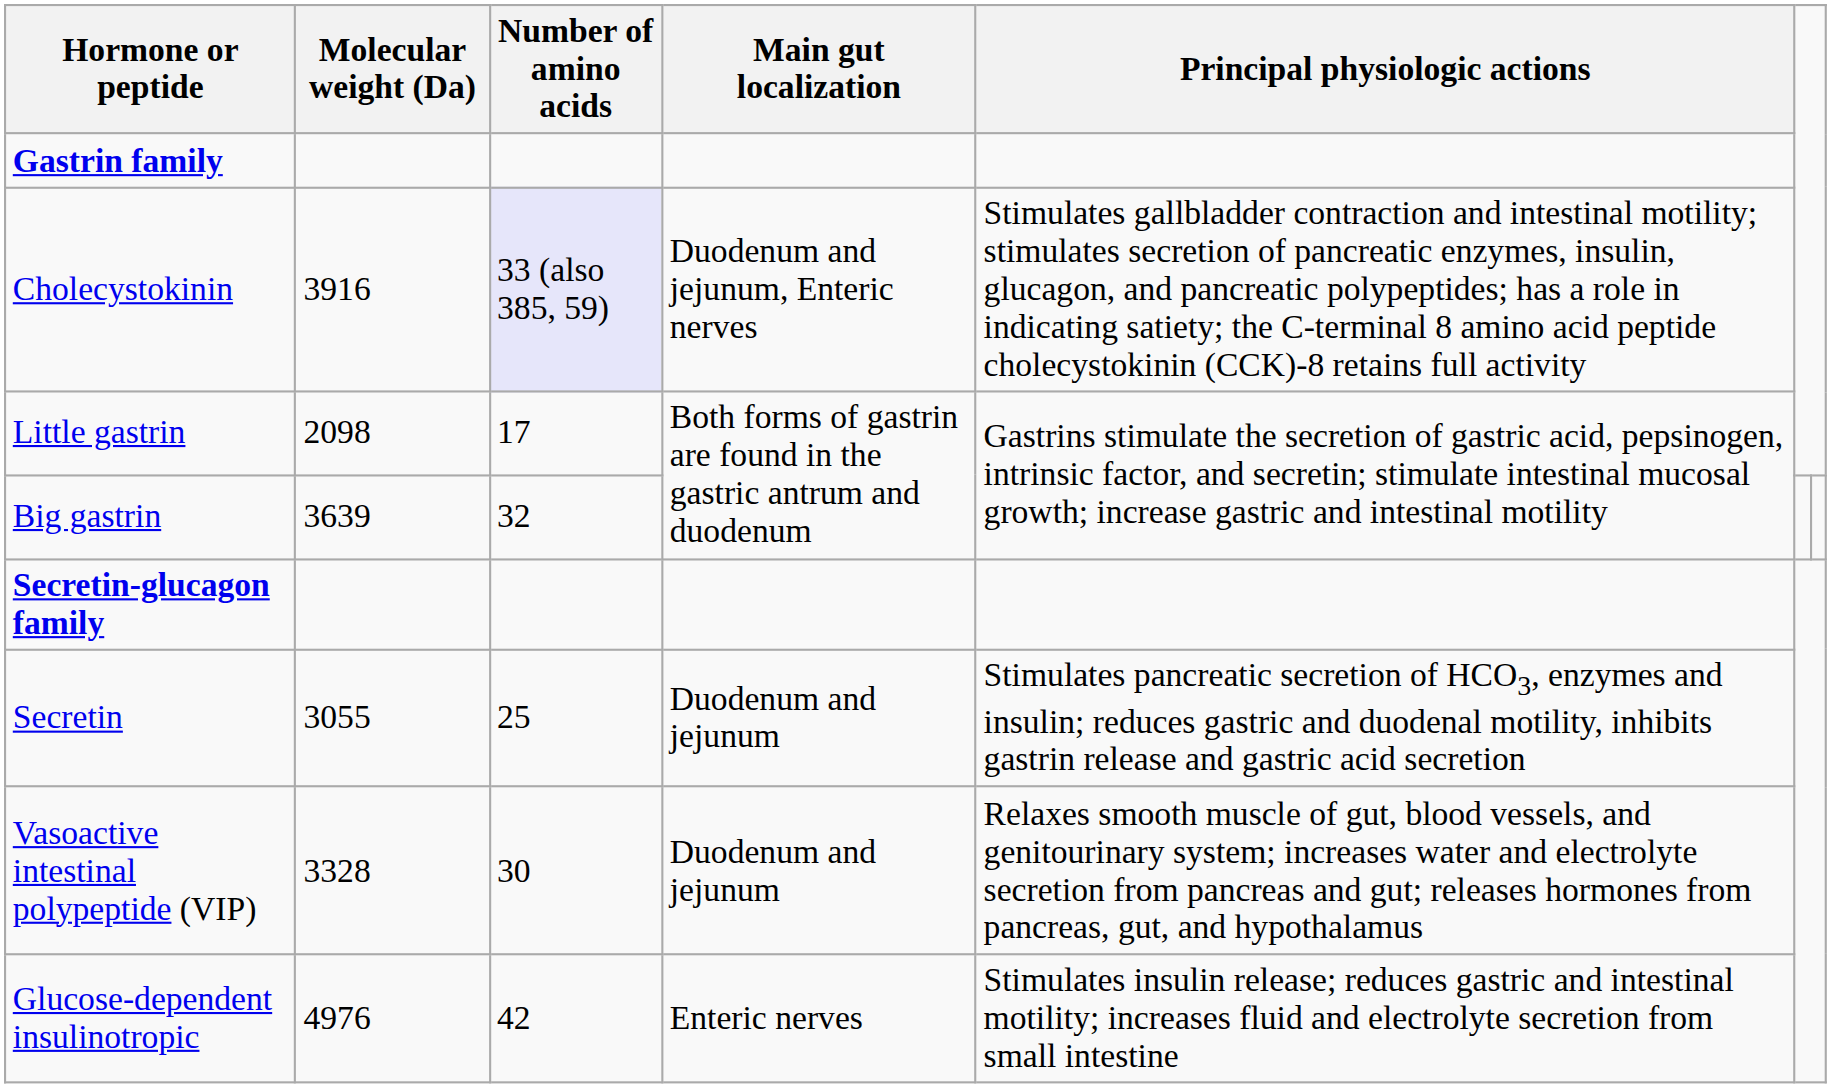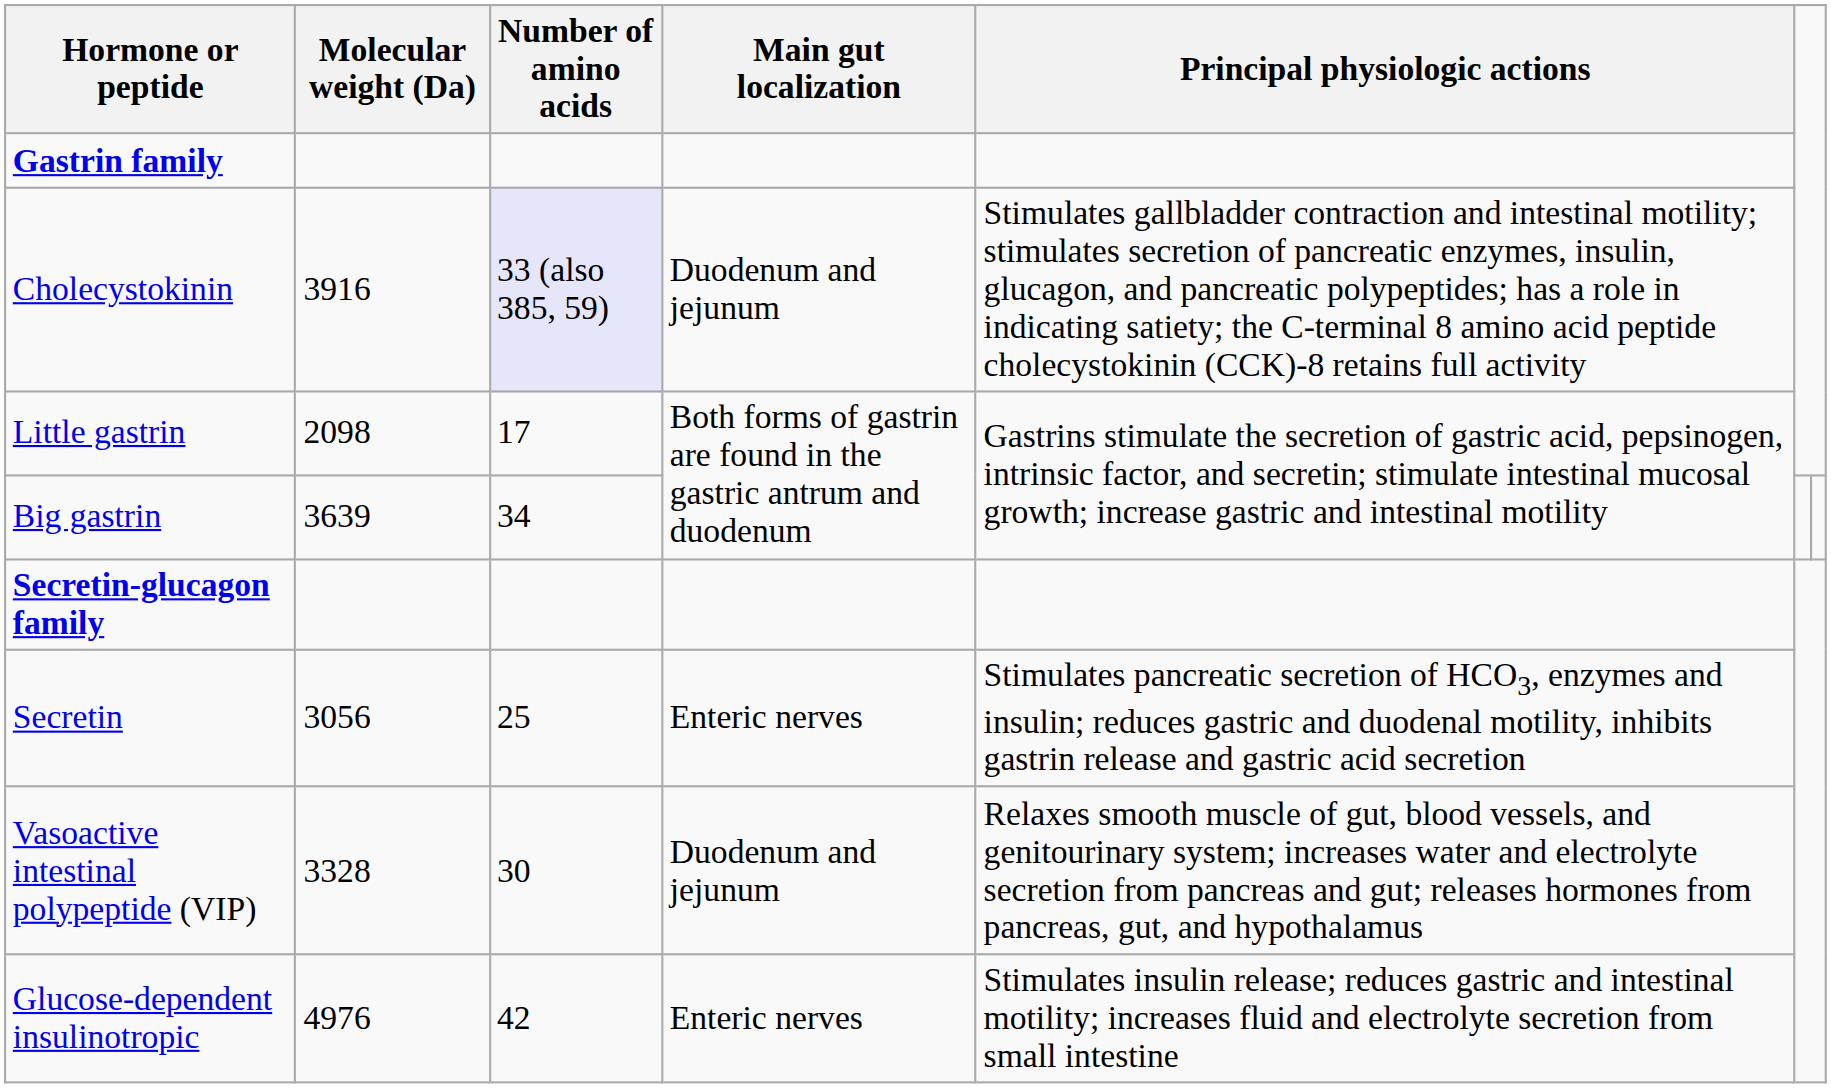(782, 288) Duodenum and jejunum, Enteric nerves -> (773, 288) Duodenum and jejunum
(514, 516) 32 -> (514, 516) 34
(337, 717) 3055 -> (337, 717) 3056
(773, 717) Duodenum and jejunum -> (766, 717) Enteric nerves
